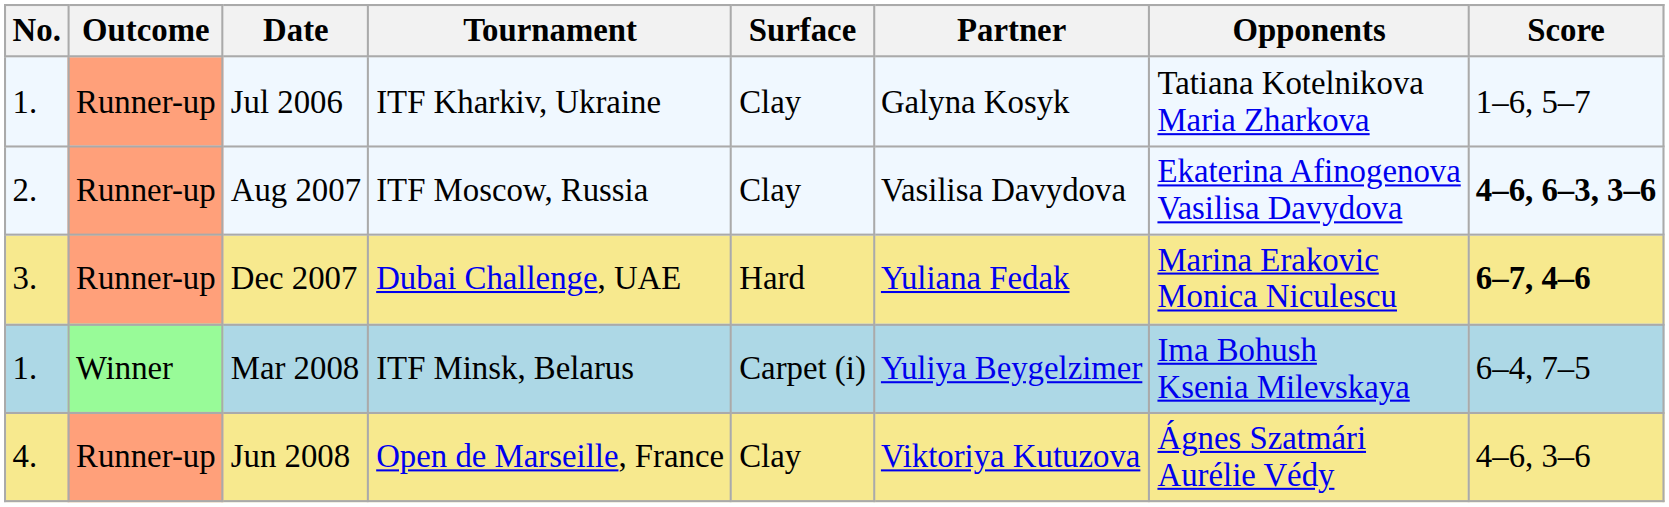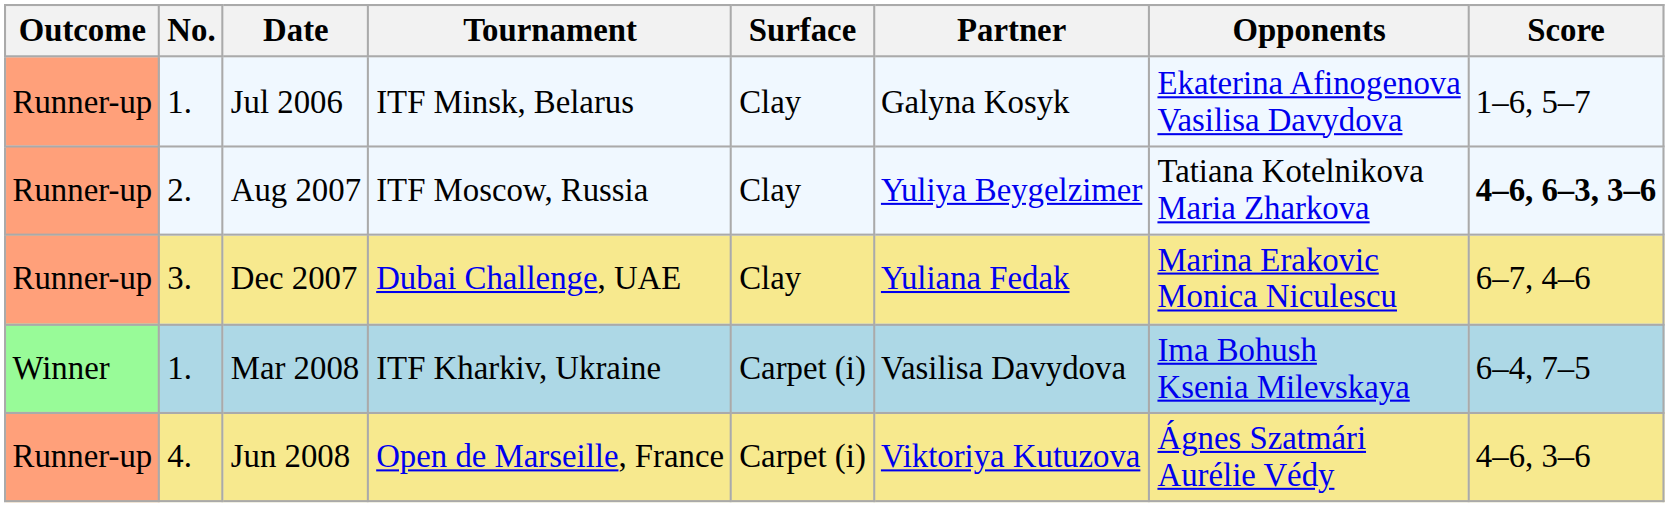columns swapped: (146, 30) <-> (37, 30)
(519, 100) ITF Kharkiv, Ukraine -> (505, 100) ITF Minsk, Belarus
(1291, 100) Tatiana Kotelnikova Maria Zharkova -> (1309, 100) Ekaterina Afinogenova Vasilisa Davydova
(1003, 189) Vasilisa Davydova -> (1012, 189) Yuliya Beygelzimer
(1309, 189) Ekaterina Afinogenova Vasilisa Davydova -> (1291, 189) Tatiana Kotelnikova Maria Zharkova
(772, 278) Hard -> (770, 278) Clay
(1533, 278) bold -> (1533, 278) normal
(505, 367) ITF Minsk, Belarus -> (519, 367) ITF Kharkiv, Ukraine
(1012, 367) Yuliya Beygelzimer -> (1003, 367) Vasilisa Davydova
(770, 456) Clay -> (803, 456) Carpet (i)
